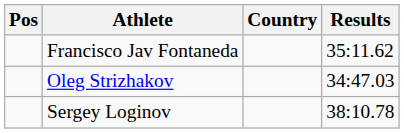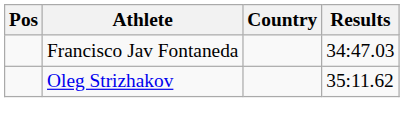(360, 50) 35:11.62 -> (360, 50) 34:47.03
(360, 81) 34:47.03 -> (360, 81) 35:11.62
- row: (109, 111)
